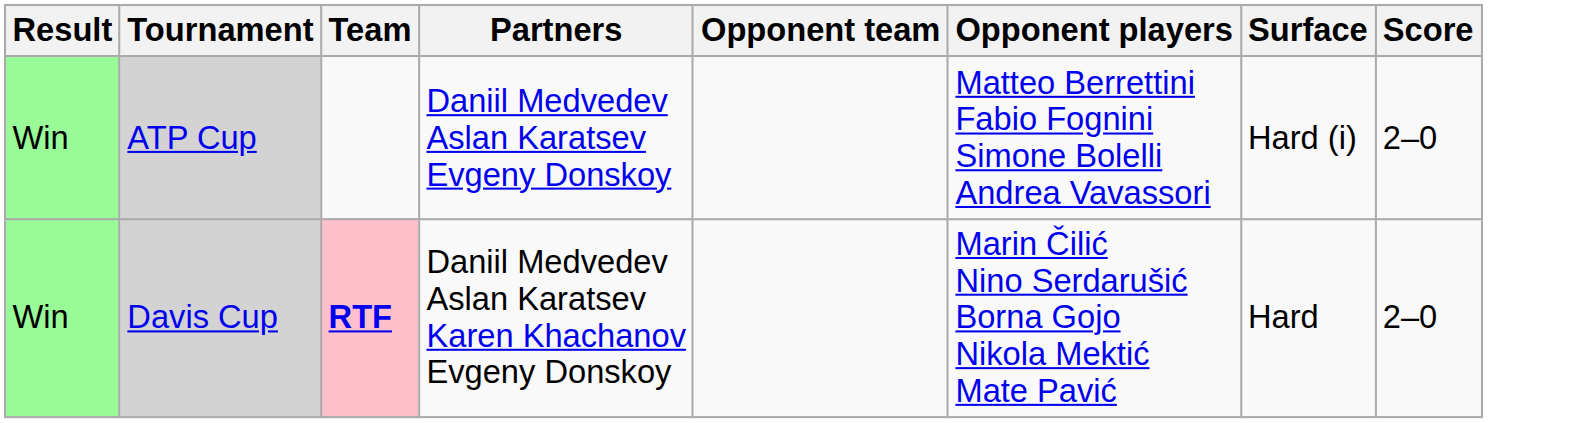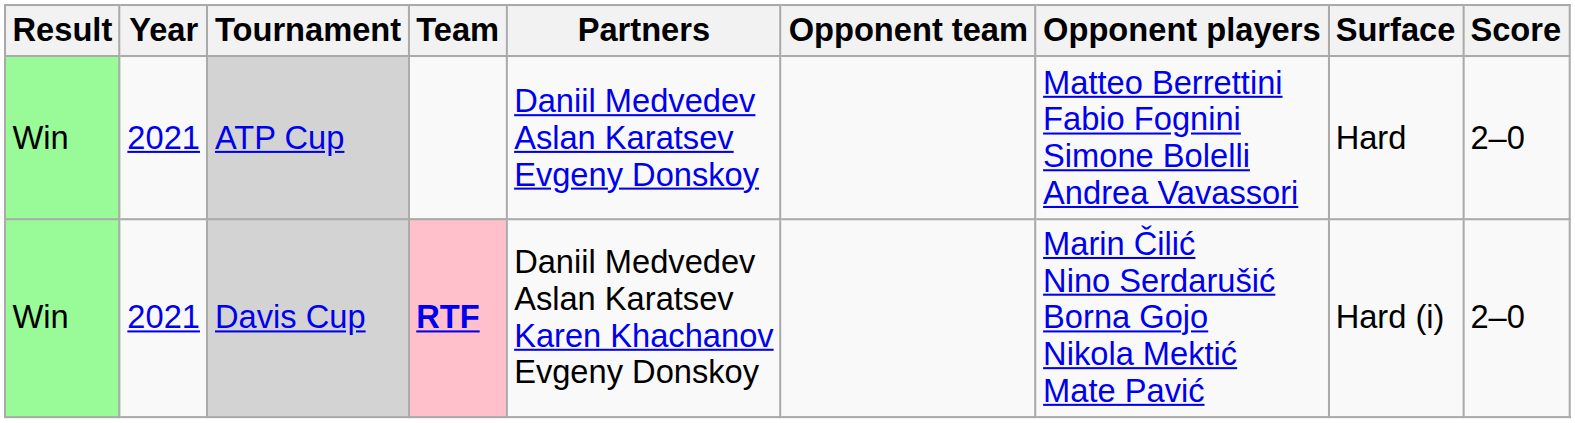+ column: (164, 30)
(1302, 137) Hard (i) -> (1371, 137) Hard
(1283, 317) Hard -> (1390, 317) Hard (i)
